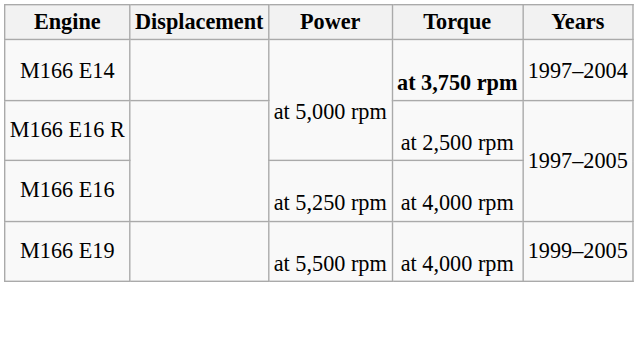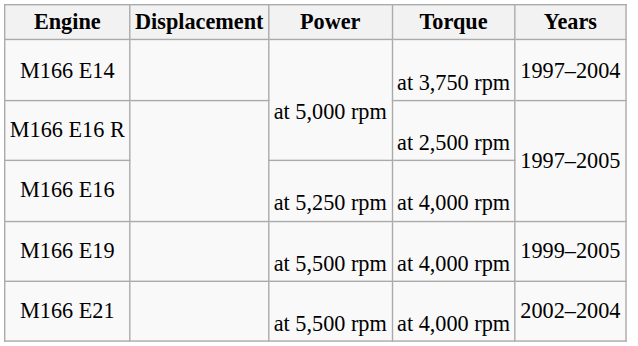(457, 82) bold -> (454, 82) normal
+ row: (67, 311)
